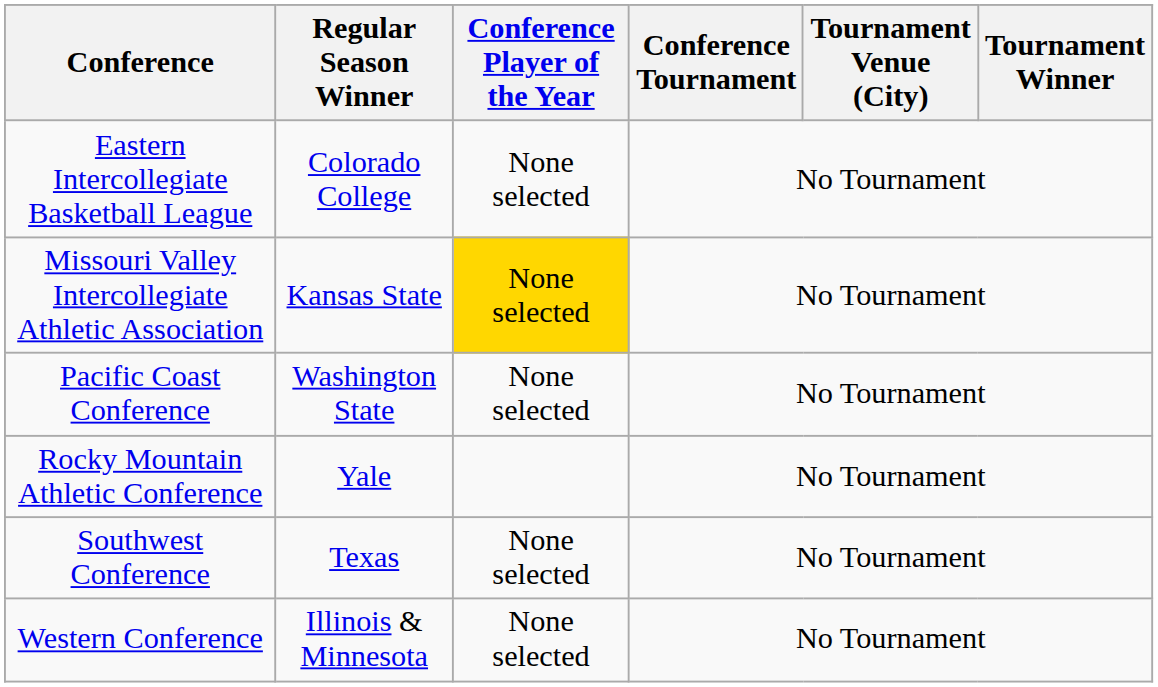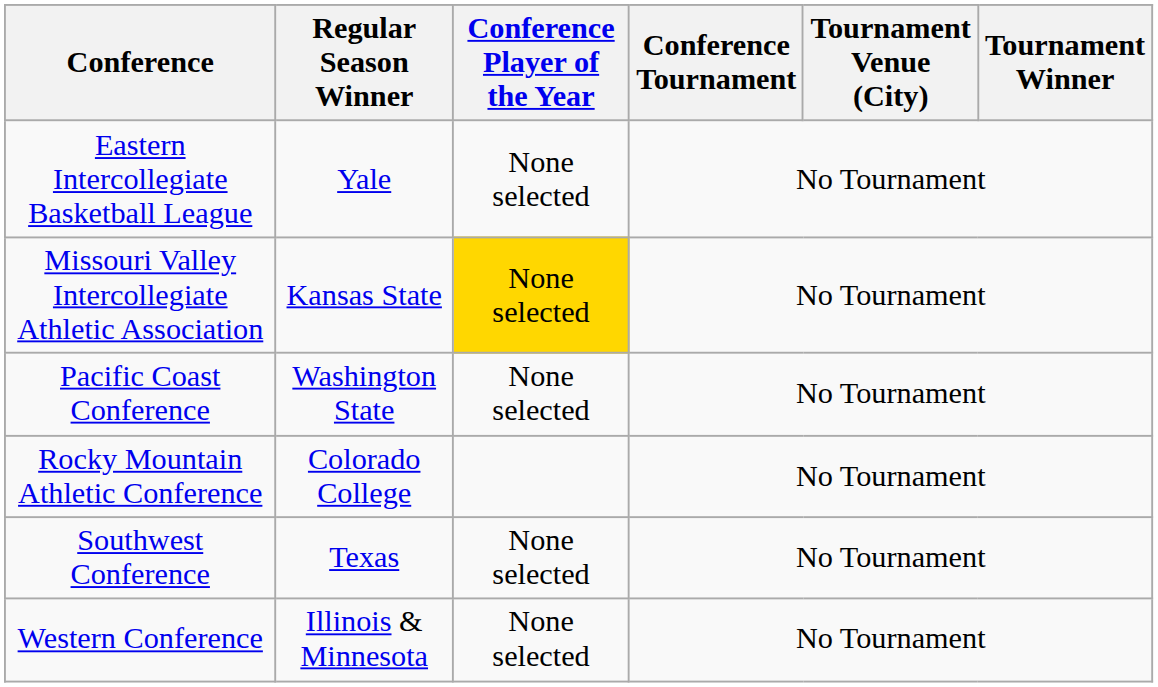(364, 178) Colorado College -> (364, 178) Yale
(364, 475) Yale -> (364, 475) Colorado College
